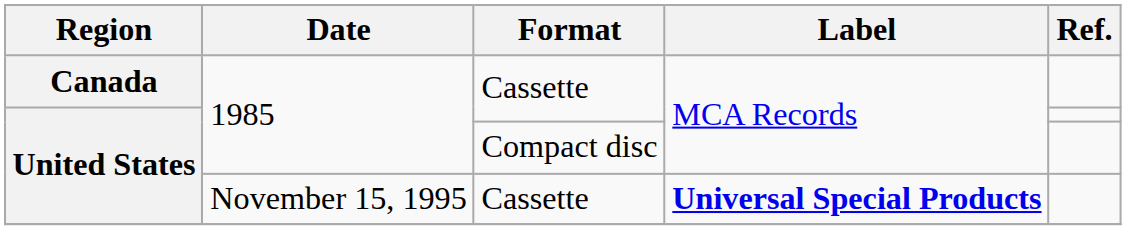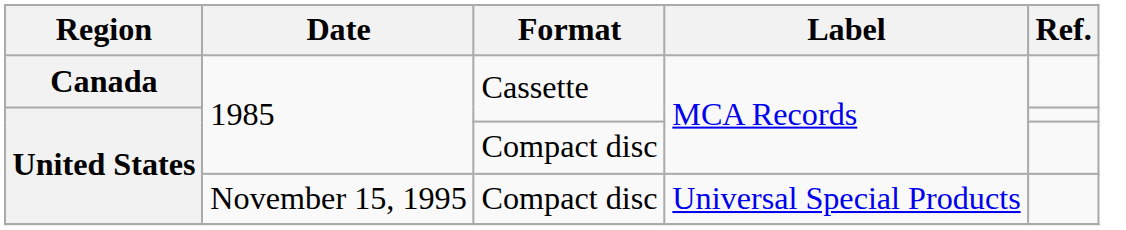(535, 197) Cassette -> (570, 197) Compact disc
(857, 197) bold -> (846, 197) normal
